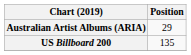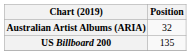(167, 27) 29 -> (167, 27) 32
